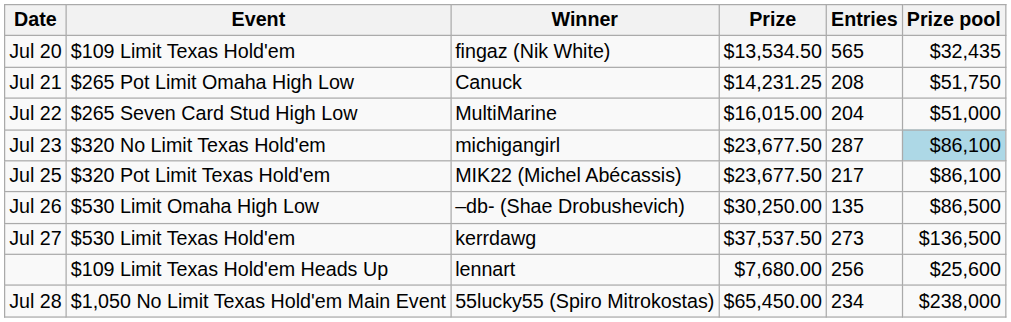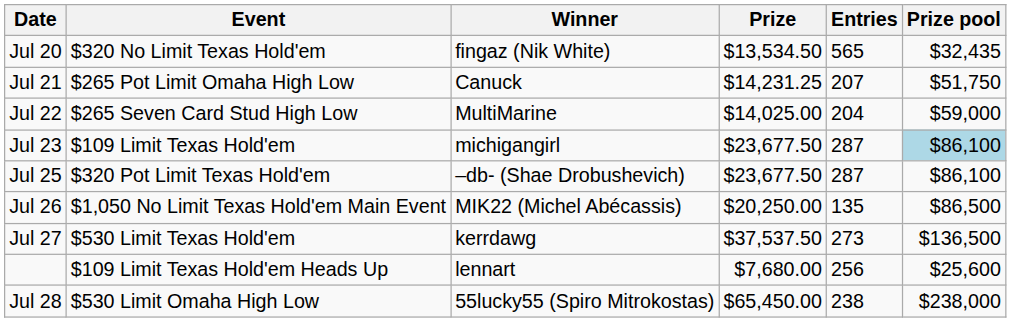(183, 51) $109 Limit Texas Hold'em -> (198, 51) $320 No Limit Texas Hold'em
(847, 82) 208 -> (847, 82) 207
(773, 113) $16,015.00 -> (773, 113) $14,025.00
(965, 113) $51,000 -> (965, 113) $59,000
(198, 144) $320 No Limit Texas Hold'em -> (183, 144) $109 Limit Texas Hold'em
(568, 176) MIK22 (Michel Abécassis) -> (570, 176) –db- (Shae Drobushevich)
(847, 176) 217 -> (847, 176) 287
(195, 207) $530 Limit Omaha High Low -> (258, 207) $1,050 No Limit Texas Hold'em Main Event
(570, 207) –db- (Shae Drobushevich) -> (568, 207) MIK22 (Michel Abécassis)
(773, 207) $30,250.00 -> (773, 207) $20,250.00
(258, 301) $1,050 No Limit Texas Hold'em Main Event -> (195, 301) $530 Limit Omaha High Low
(847, 301) 234 -> (847, 301) 238
